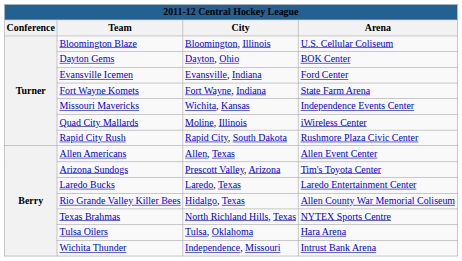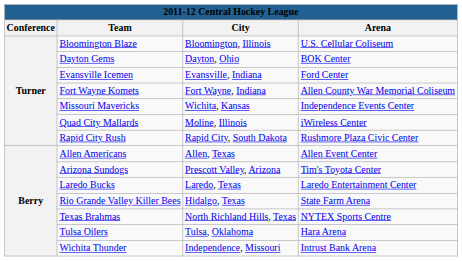(335, 91) State Farm Arena -> (378, 91) Allen County War Memorial Coliseum
(378, 201) Allen County War Memorial Coliseum -> (335, 201) State Farm Arena
